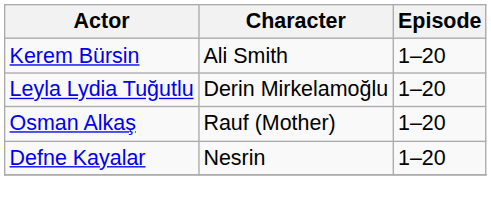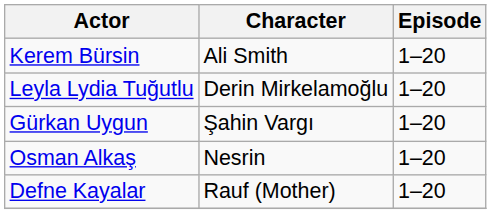+ row: (79, 123)
(270, 123) Rauf (Mother) -> (234, 157) Nesrin
(234, 157) Nesrin -> (270, 191) Rauf (Mother)
